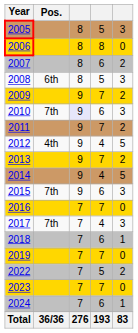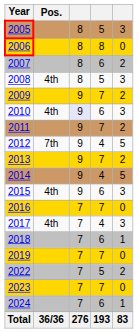(51, 80) 6th -> (51, 80) 4th
(51, 112) 7th -> (51, 112) 4th
(51, 144) 4th -> (51, 144) 7th
(51, 192) 7th -> (51, 192) 4th
(51, 224) 7th -> (51, 224) 4th
